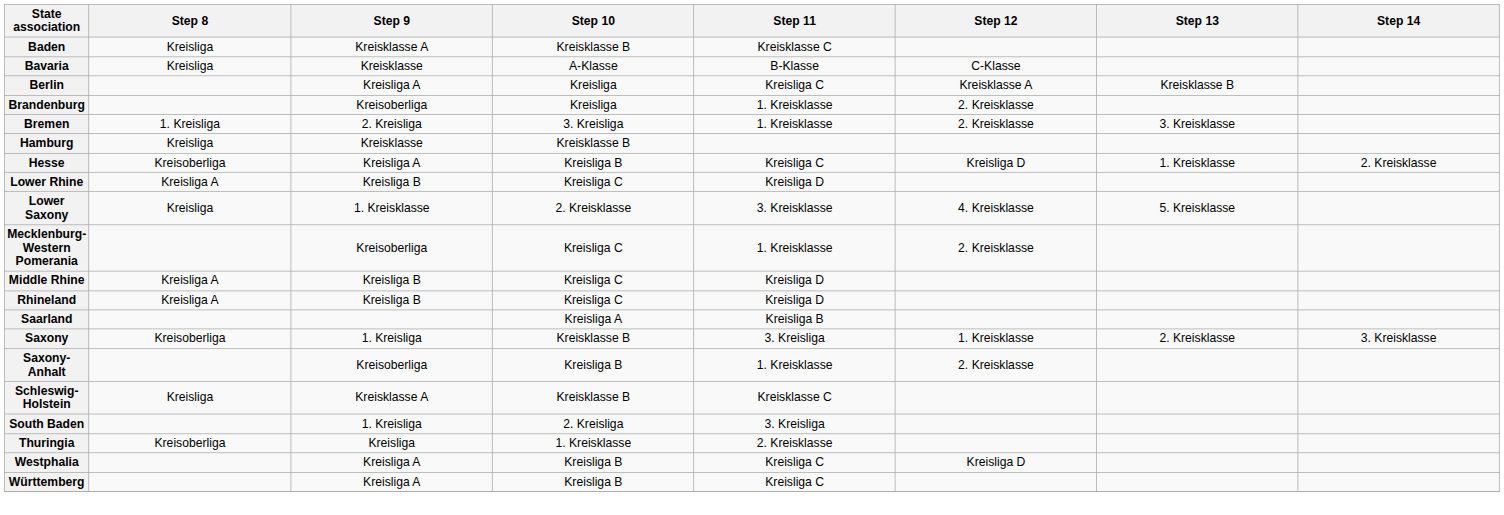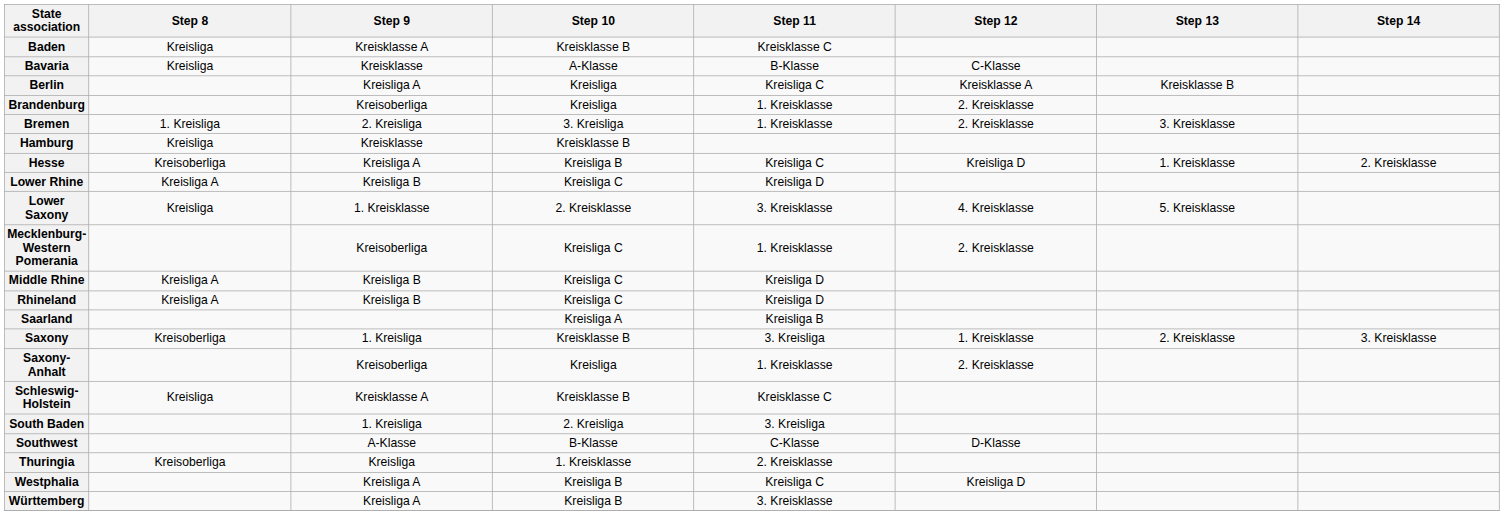(593, 364) Kreisliga B -> (593, 364) Kreisliga
+ row: (47, 443)
(795, 481) Kreisliga C -> (795, 501) 3. Kreisklasse
